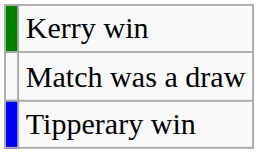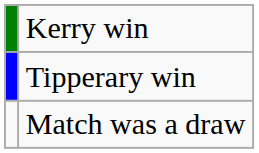rows swapped: (111, 123) <-> (136, 76)
